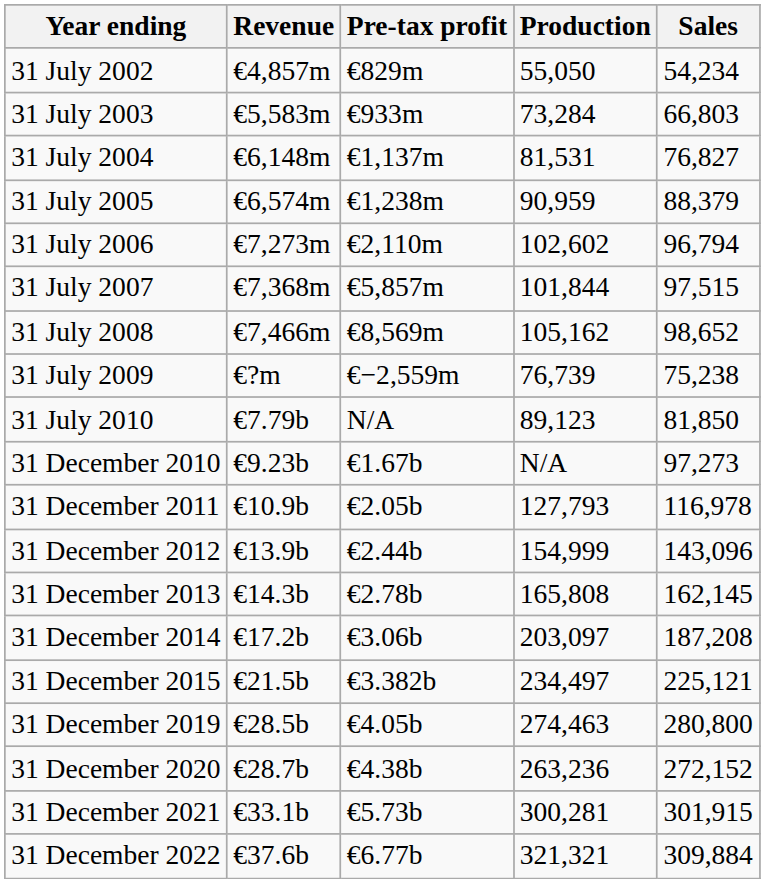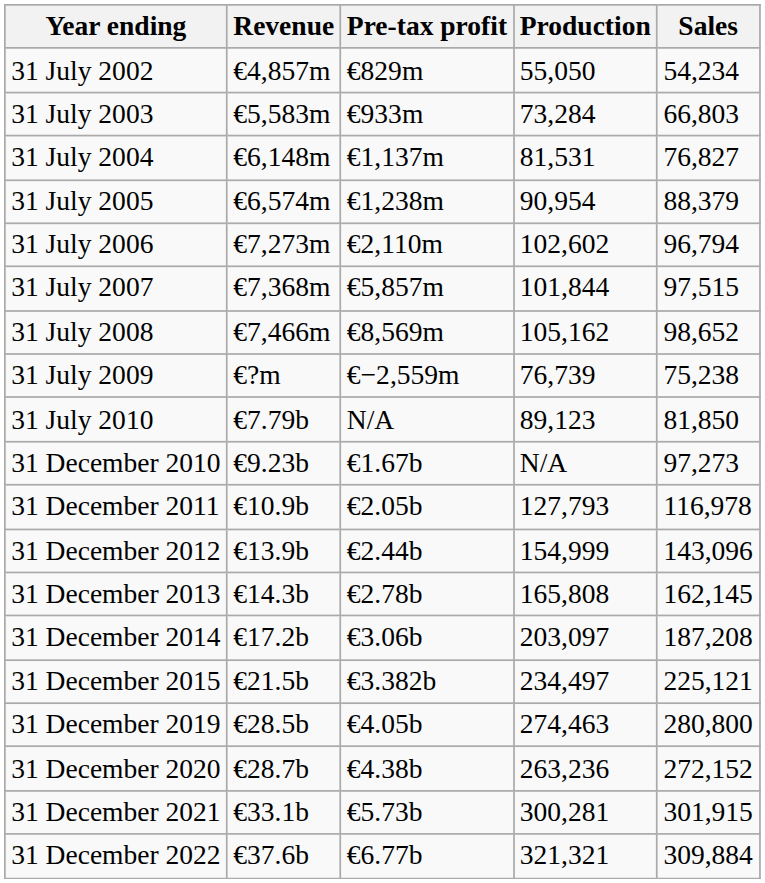(558, 200) 90,959 -> (558, 200) 90,954
